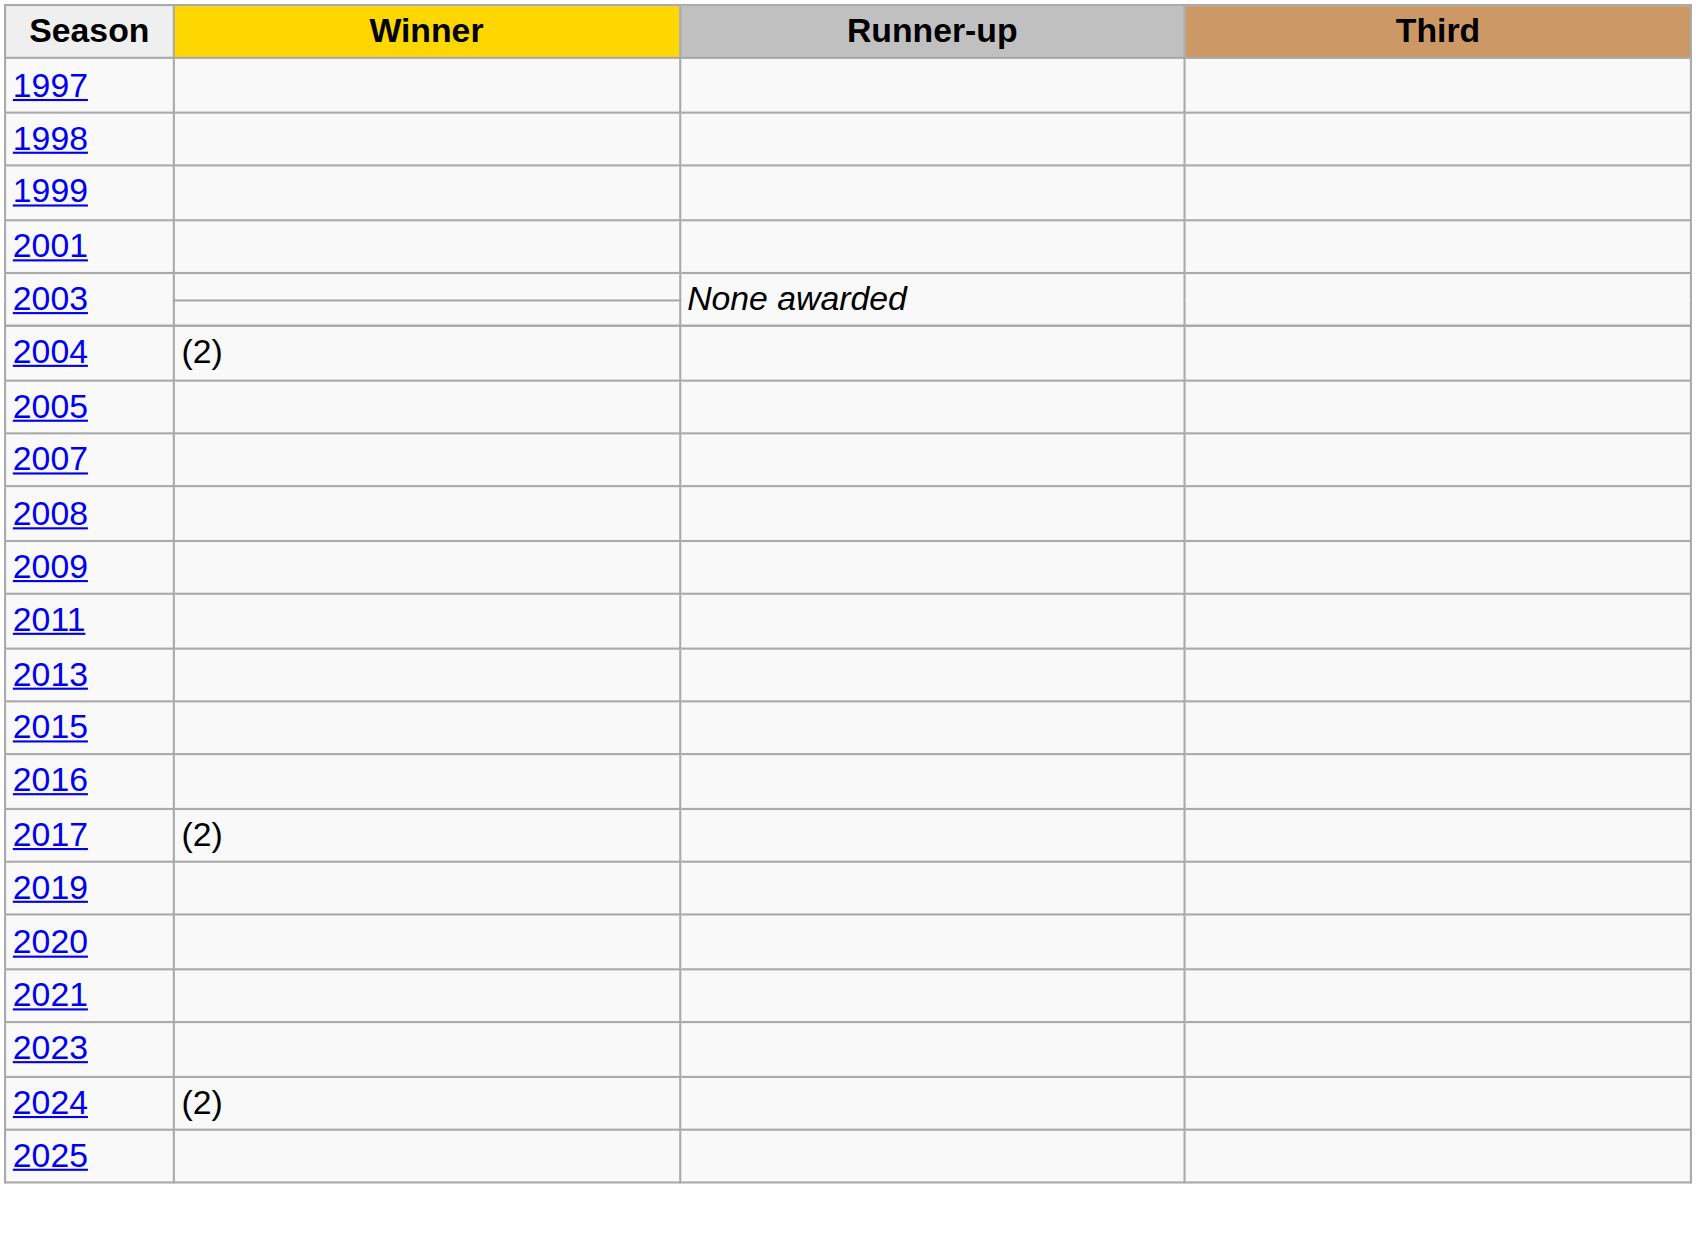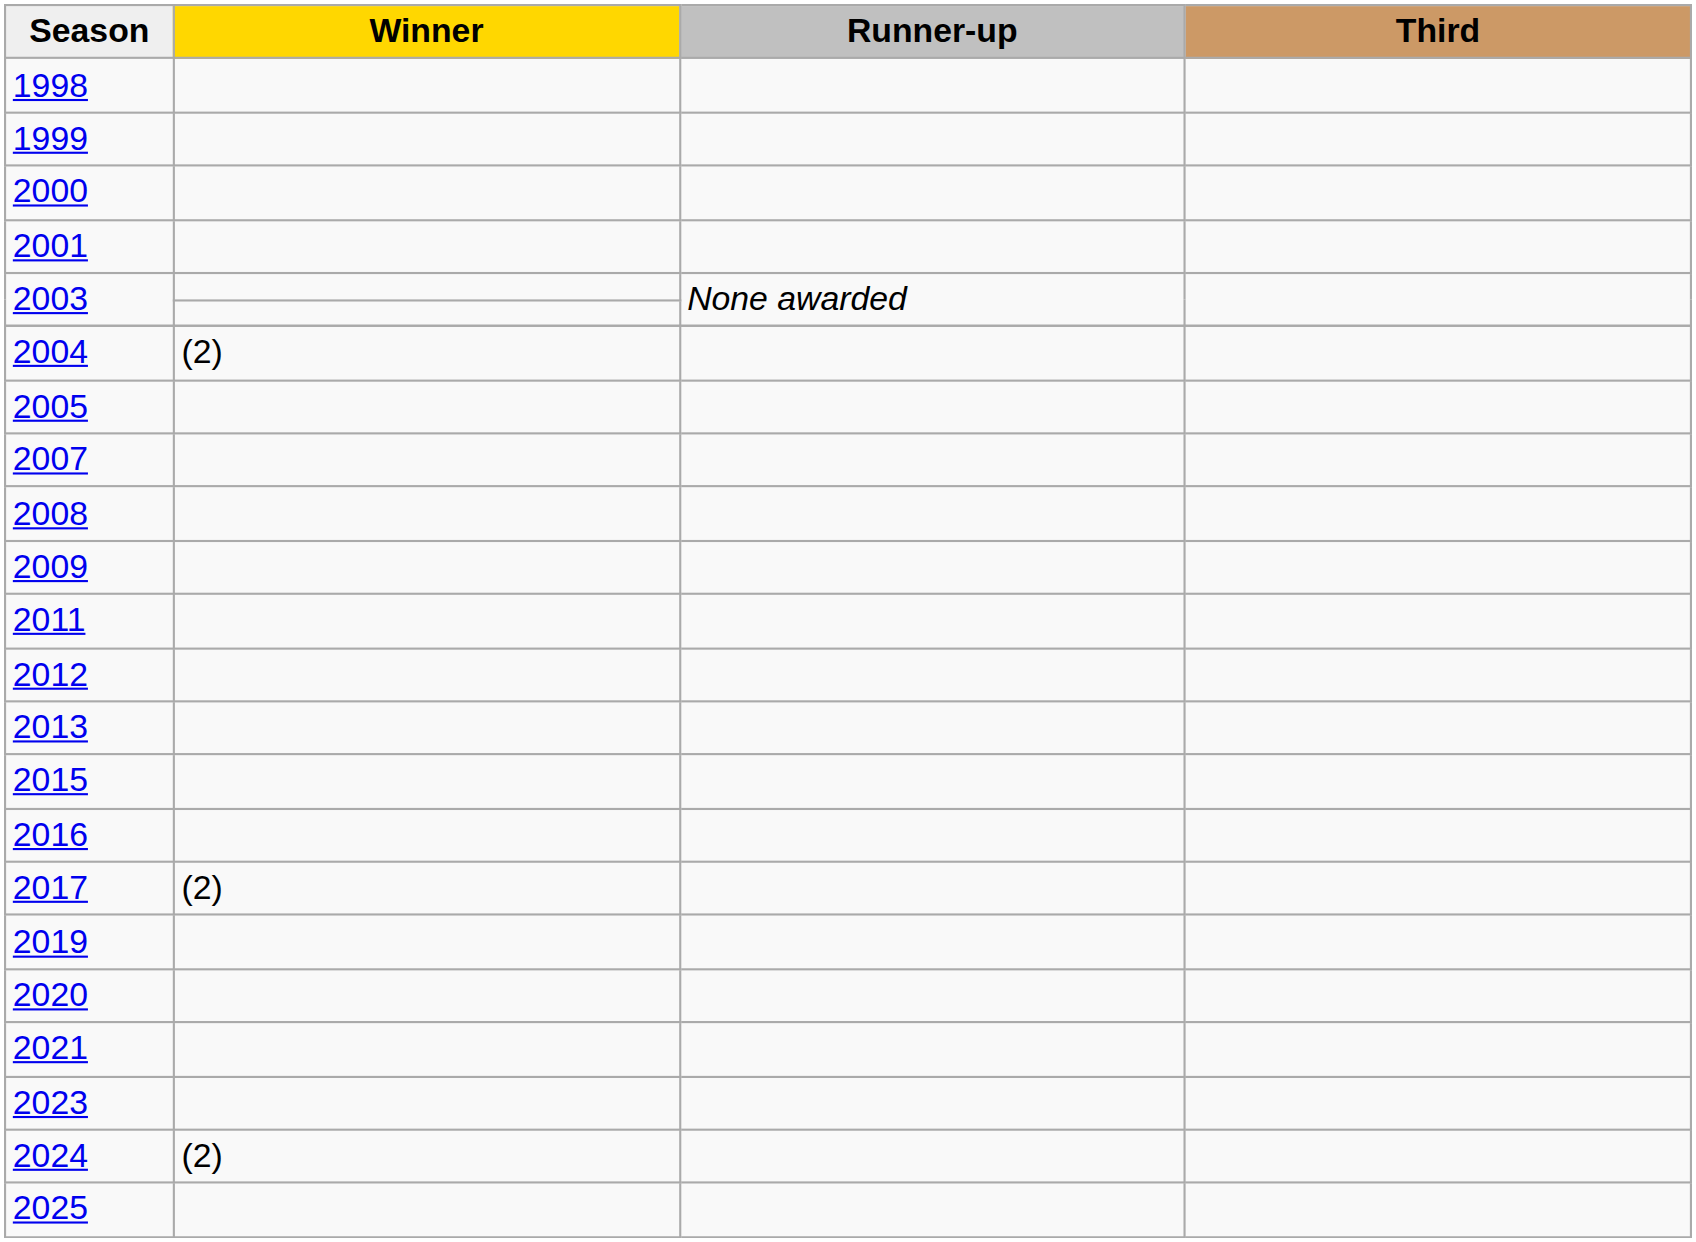- row: (50, 84)
+ row: (50, 191)
+ row: (50, 673)
